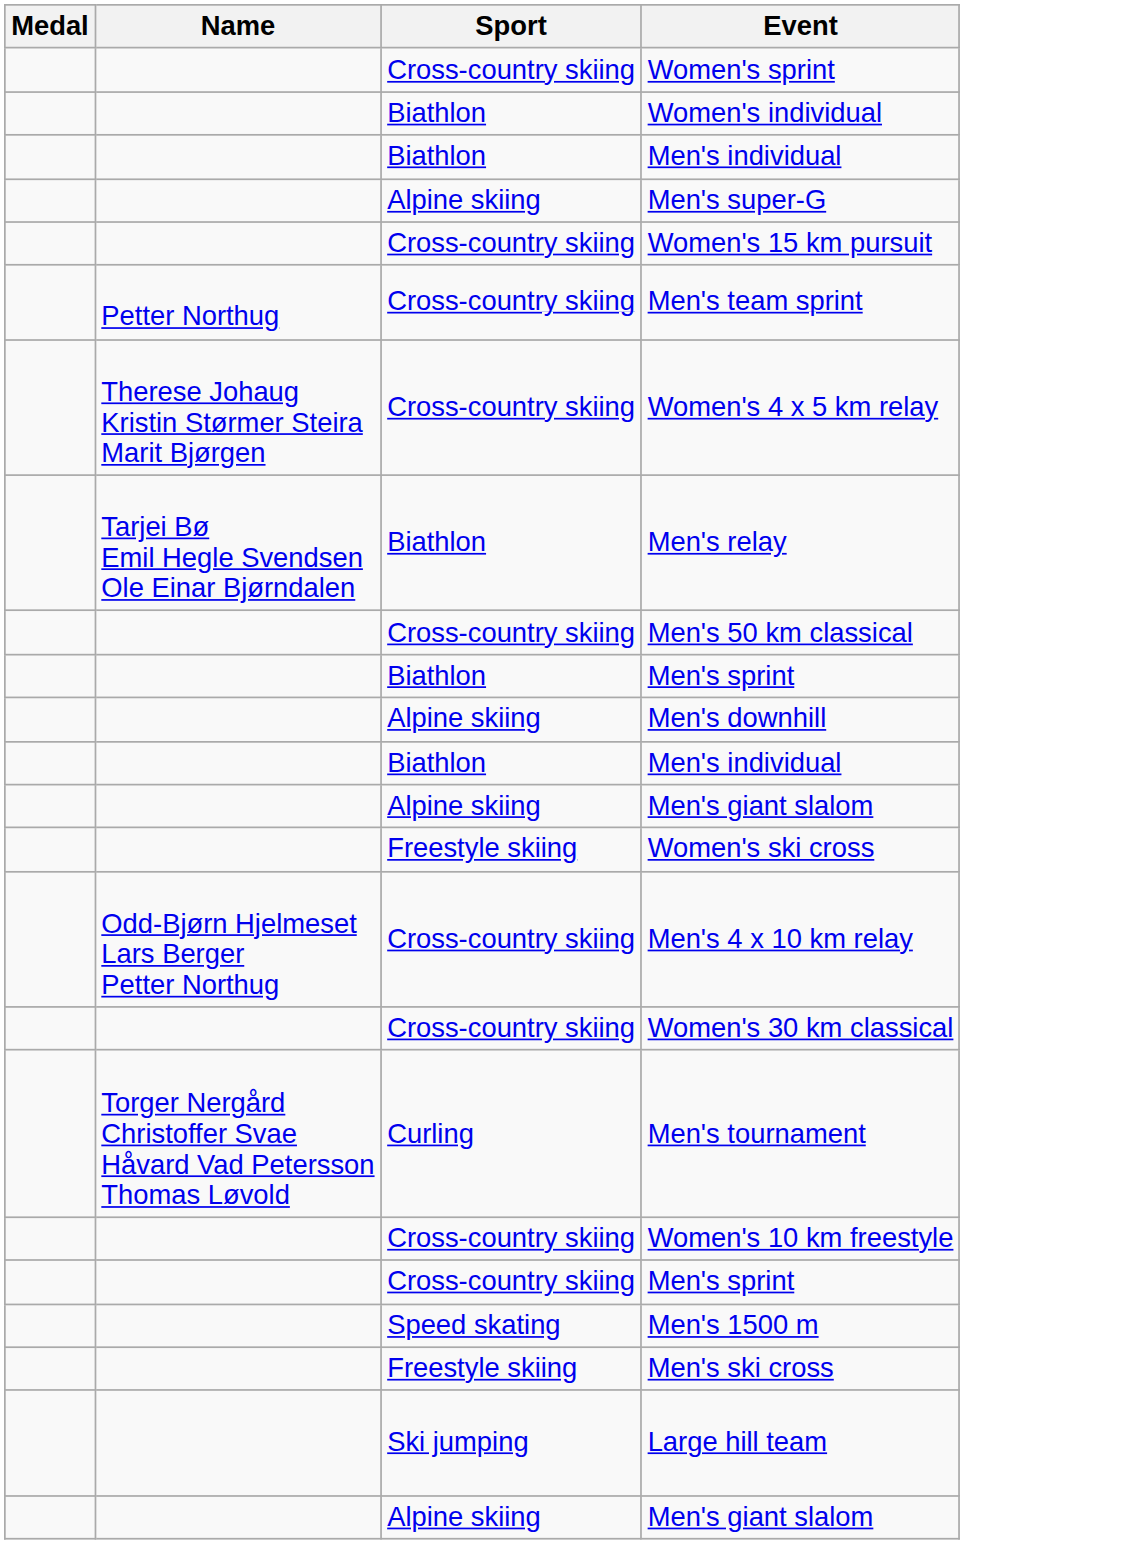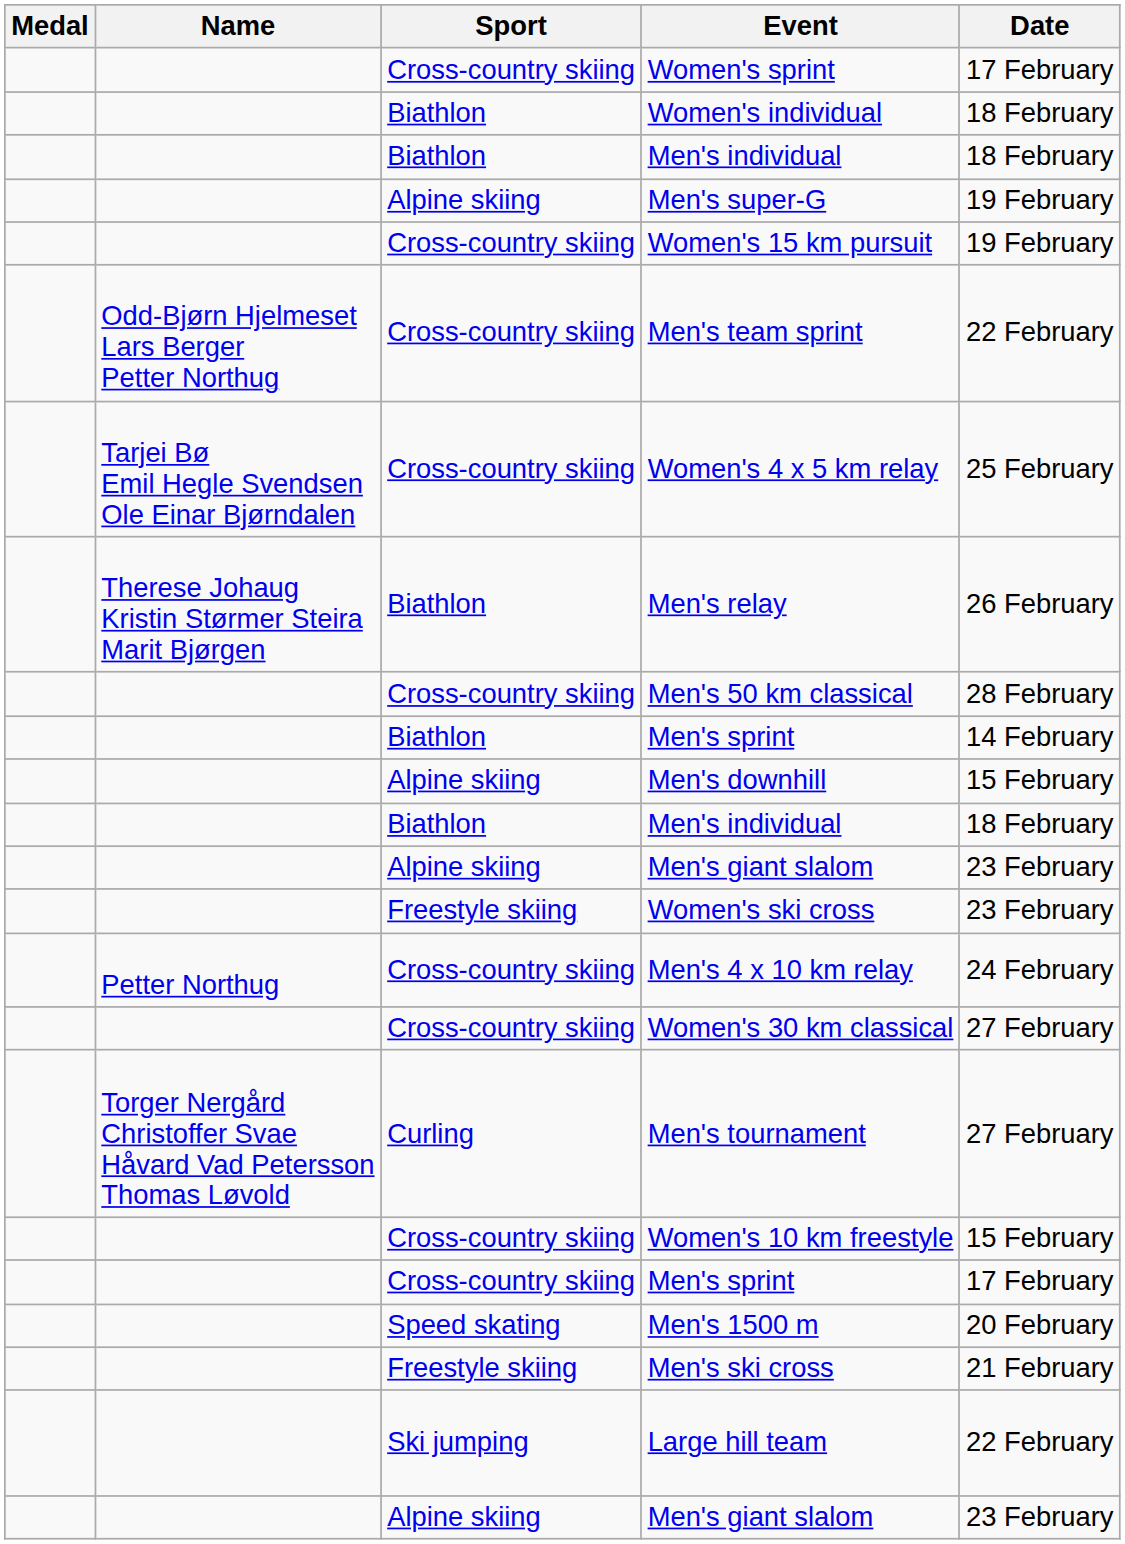+ column: (1040, 26)
(190, 317) Petter Northug -> (229, 348) Odd-Bjørn Hjelmeset Lars Berger Petter Northug
(232, 422) Therese Johaug Kristin Størmer Steira Marit Bjørgen -> (232, 483) Tarjei Bø Emil Hegle Svendsen Ole Einar Bjørndalen
(232, 558) Tarjei Bø Emil Hegle Svendsen Ole Einar Bjørndalen -> (232, 619) Therese Johaug Kristin Størmer Steira Marit Bjørgen
(229, 954) Odd-Bjørn Hjelmeset Lars Berger Petter Northug -> (190, 984) Petter Northug
